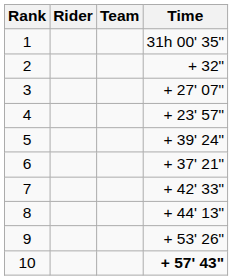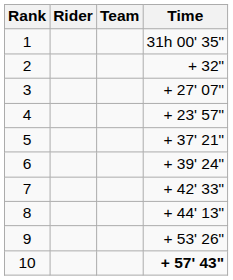(194, 139) + 39' 24" -> (194, 139) + 37' 21"
(194, 164) + 37' 21" -> (194, 164) + 39' 24"
